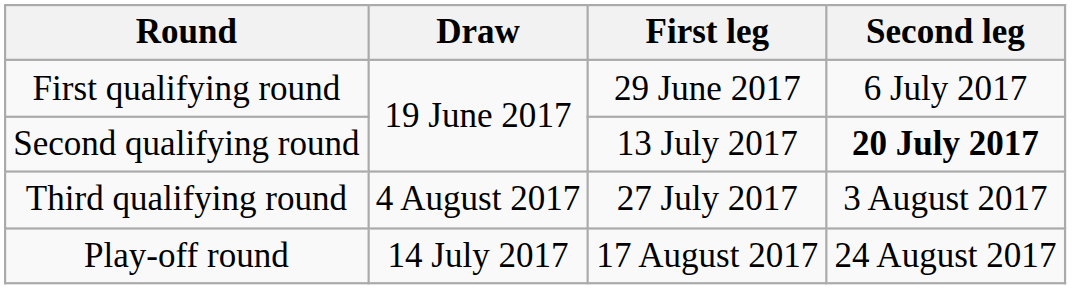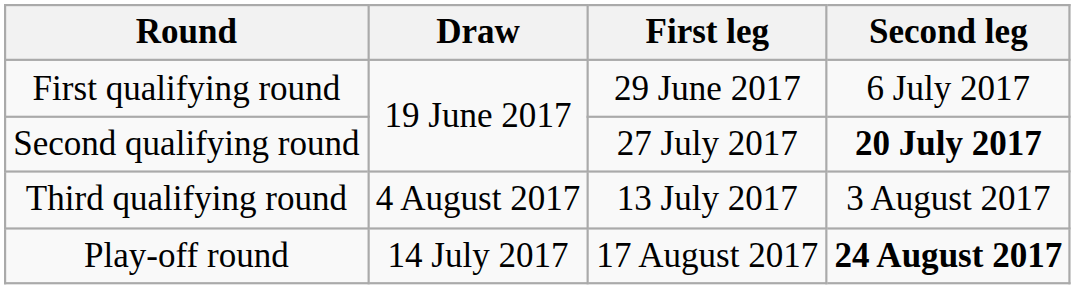(707, 143) 13 July 2017 -> (707, 143) 27 July 2017
(707, 198) 27 July 2017 -> (707, 198) 13 July 2017
(945, 254) normal -> (948, 254) bold
